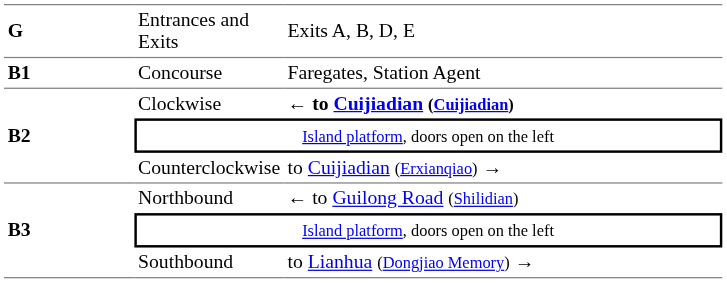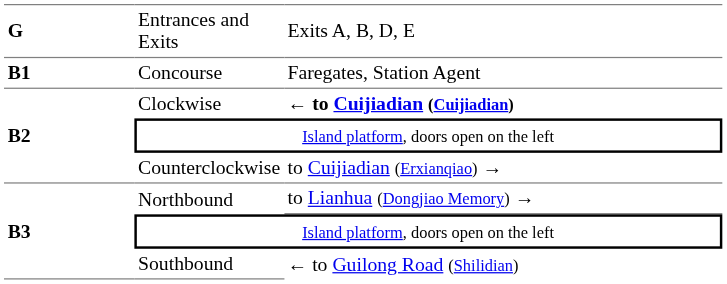(403, 198) ← to Guilong Road (Shilidian) -> (411, 198) to Lianhua (Dongjiao Memory) →
(411, 262) to Lianhua (Dongjiao Memory) → -> (403, 264) ← to Guilong Road (Shilidian)
